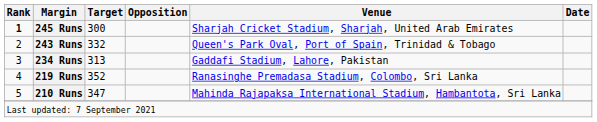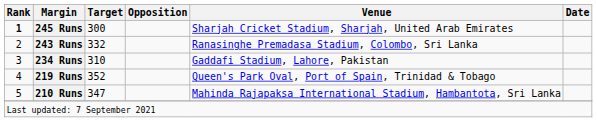(344, 45) Queen's Park Oval, Port of Spain, Trinidad & Tobago -> (335, 45) Ranasinghe Premadasa Stadium, Colombo, Sri Lanka
(96, 61) 313 -> (96, 61) 310
(335, 77) Ranasinghe Premadasa Stadium, Colombo, Sri Lanka -> (344, 77) Queen's Park Oval, Port of Spain, Trinidad & Tobago
